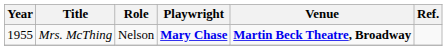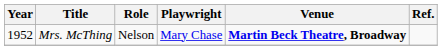(20, 34) 1955 -> (20, 34) 1952
(194, 34) bold -> (191, 34) normal
